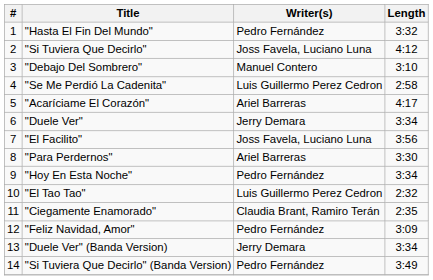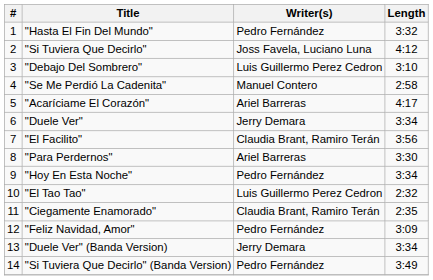(277, 67) Manuel Contero -> (309, 67) Luis Guillermo Perez Cedron
(309, 85) Luis Guillermo Perez Cedron -> (277, 85) Manuel Contero
(304, 139) Joss Favela, Luciano Luna -> (308, 139) Claudia Brant, Ramiro Terán
